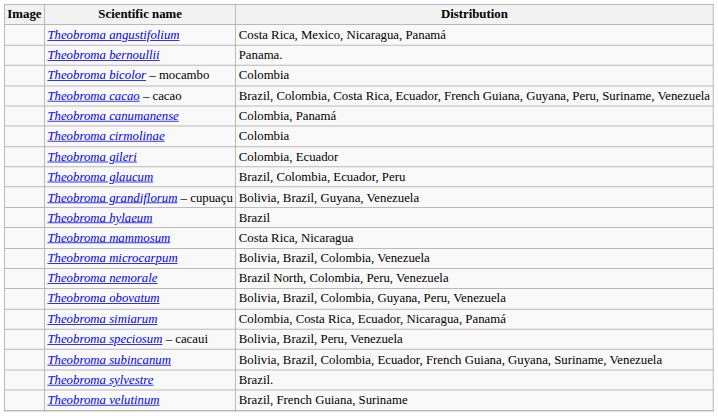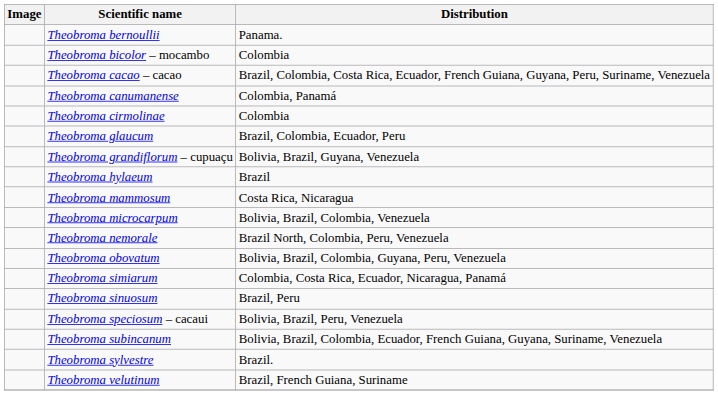- row: (113, 34)
- row: (92, 156)
+ row: (102, 298)
